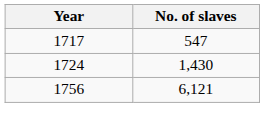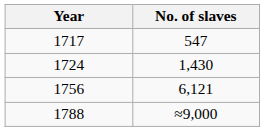+ row: (69, 114)
